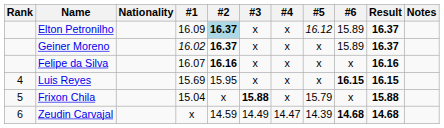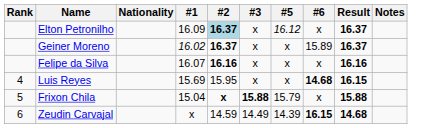- column: (287, 13)
(351, 30) 15.89 -> (319, 30) x
(351, 81) 16.15 -> (319, 81) 14.68
(224, 98) normal -> (224, 98) bold
(351, 115) 14.68 -> (319, 115) 16.15
